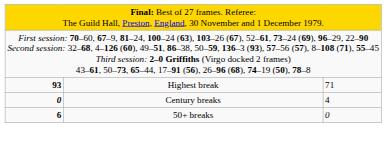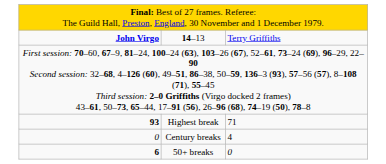+ row: (193, 38)
(59, 100) bold -> (157, 137) normal
